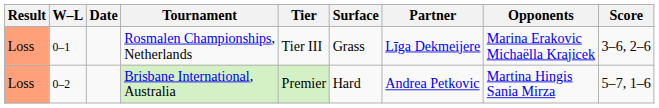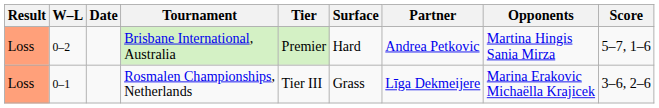rows swapped: (200, 45) <-> (189, 84)
